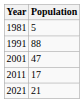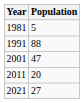(36, 75) 17 -> (36, 75) 20
(36, 91) 21 -> (36, 91) 27
